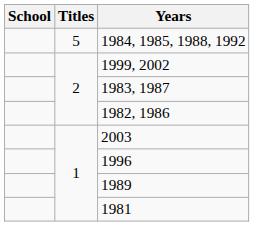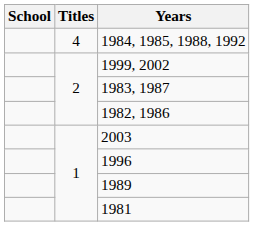(76, 40) 5 -> (76, 40) 4
